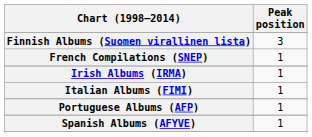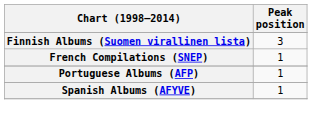- row: (129, 74)
- row: (129, 90)
